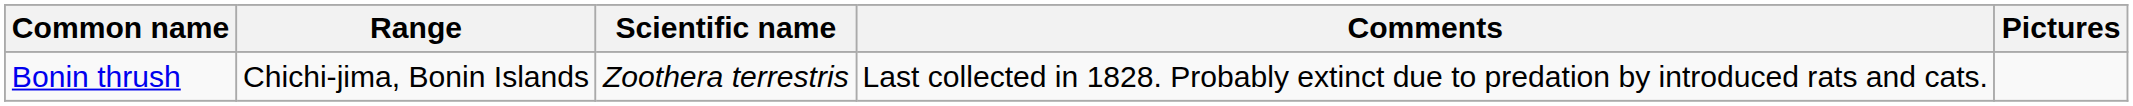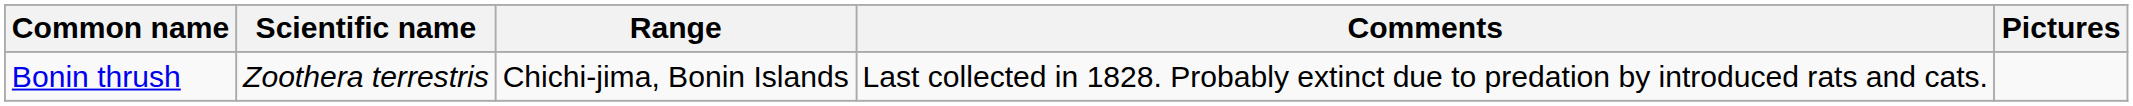columns swapped: (726, 28) <-> (416, 28)
